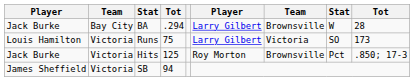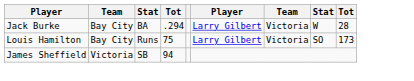(295, 26) Brownsville -> (287, 26) Victoria
(112, 40) Victoria -> (112, 40) Bay City
- row: (148, 55)
